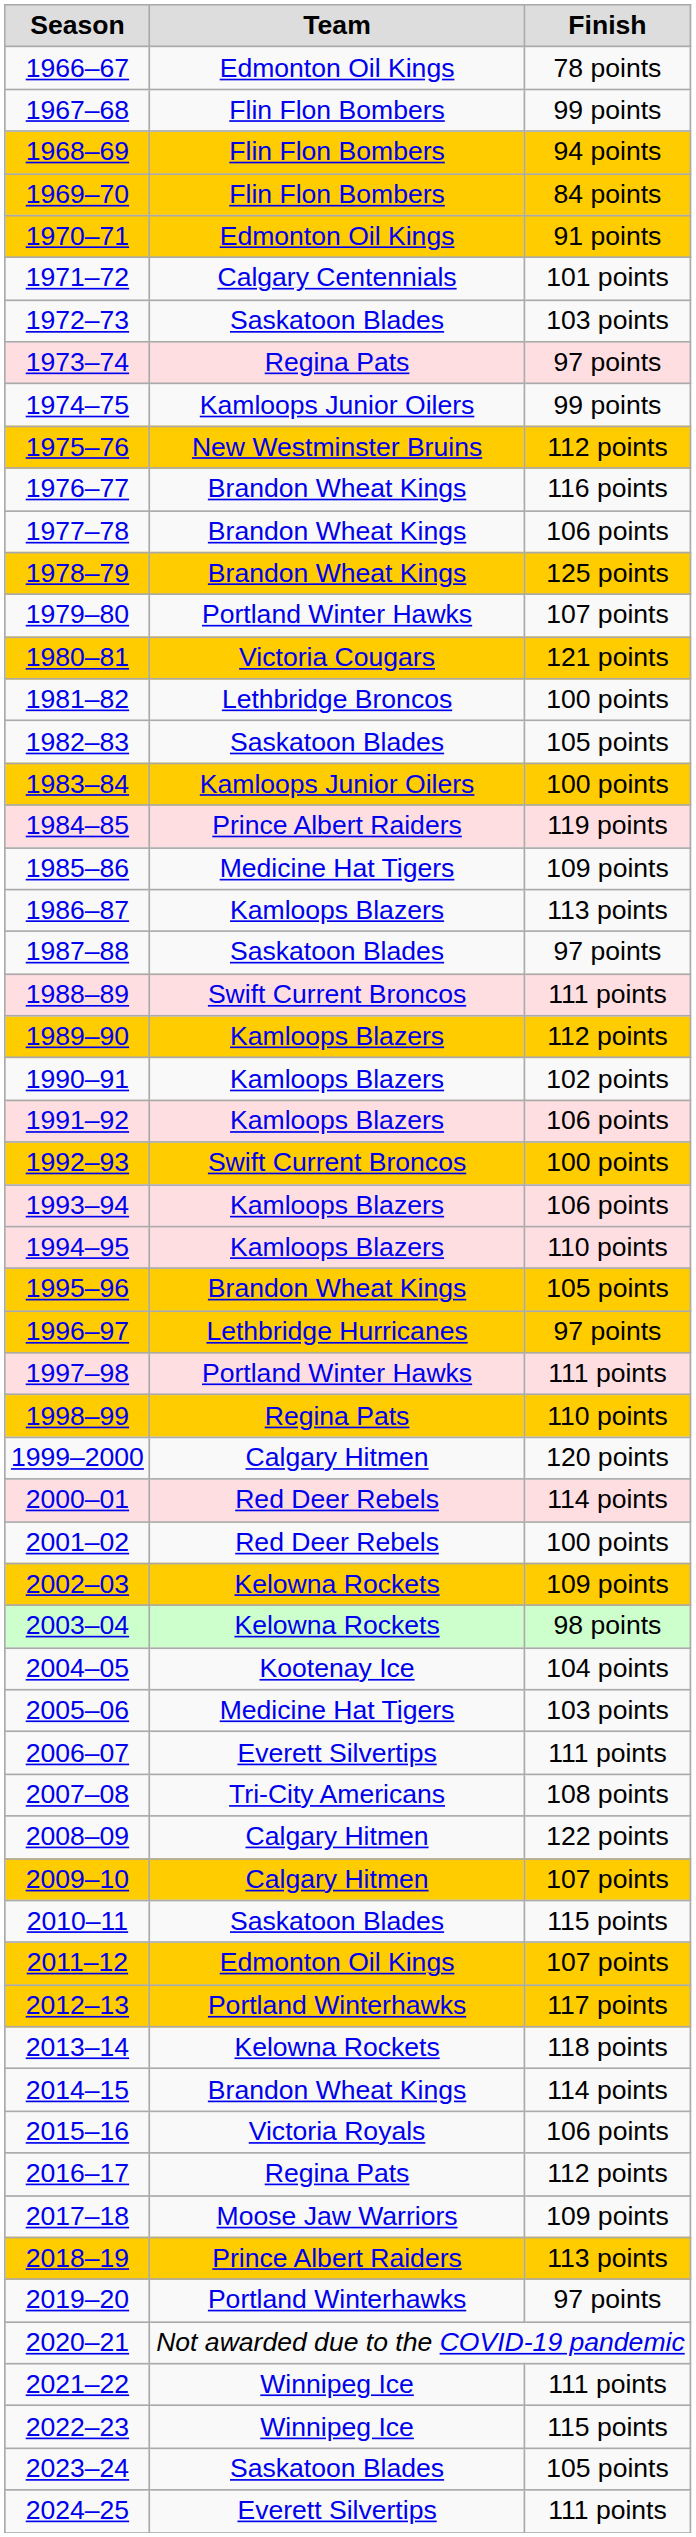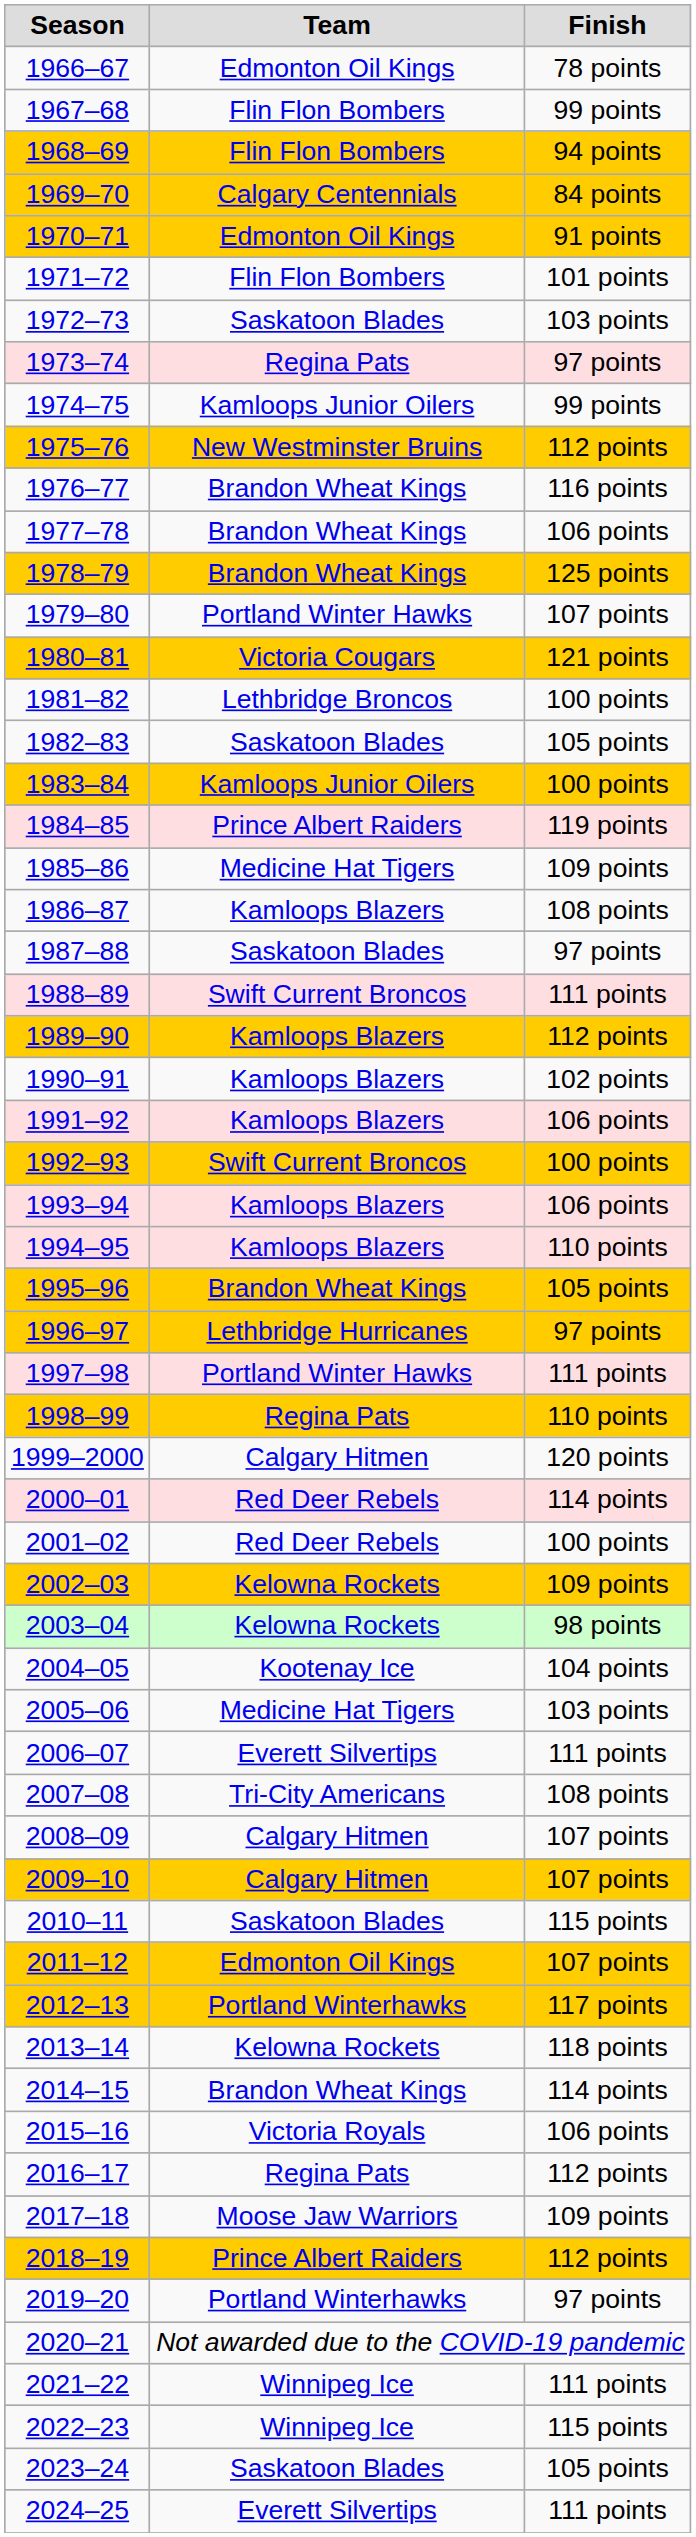(337, 194) Flin Flon Bombers -> (337, 194) Calgary Centennials
(337, 278) Calgary Centennials -> (337, 278) Flin Flon Bombers
(607, 910) 113 points -> (607, 910) 108 points
(607, 1836) 122 points -> (607, 1836) 107 points
(607, 2258) 113 points -> (607, 2258) 112 points
